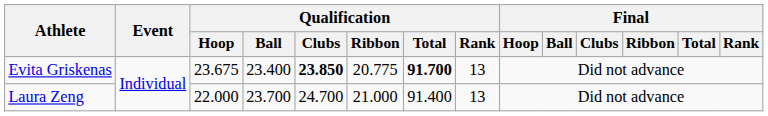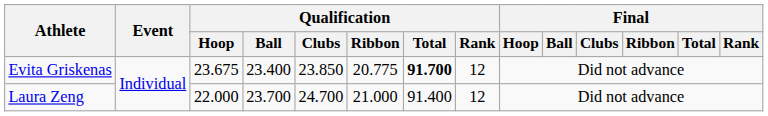(321, 70) bold -> (321, 70) normal
(477, 70) 13 -> (477, 70) 12
(477, 97) 13 -> (477, 97) 12
